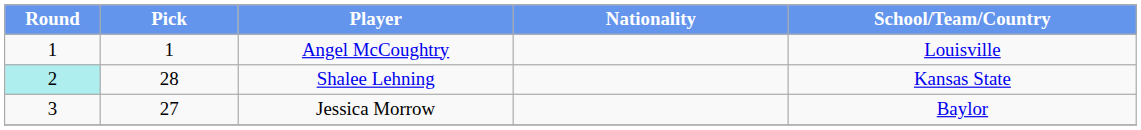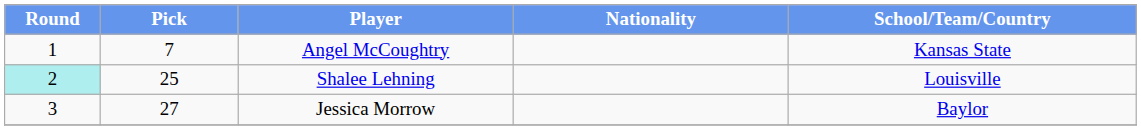(169, 49) 1 -> (169, 49) 7
(962, 49) Louisville -> (962, 49) Kansas State
(169, 79) 28 -> (169, 79) 25
(962, 79) Kansas State -> (962, 79) Louisville
